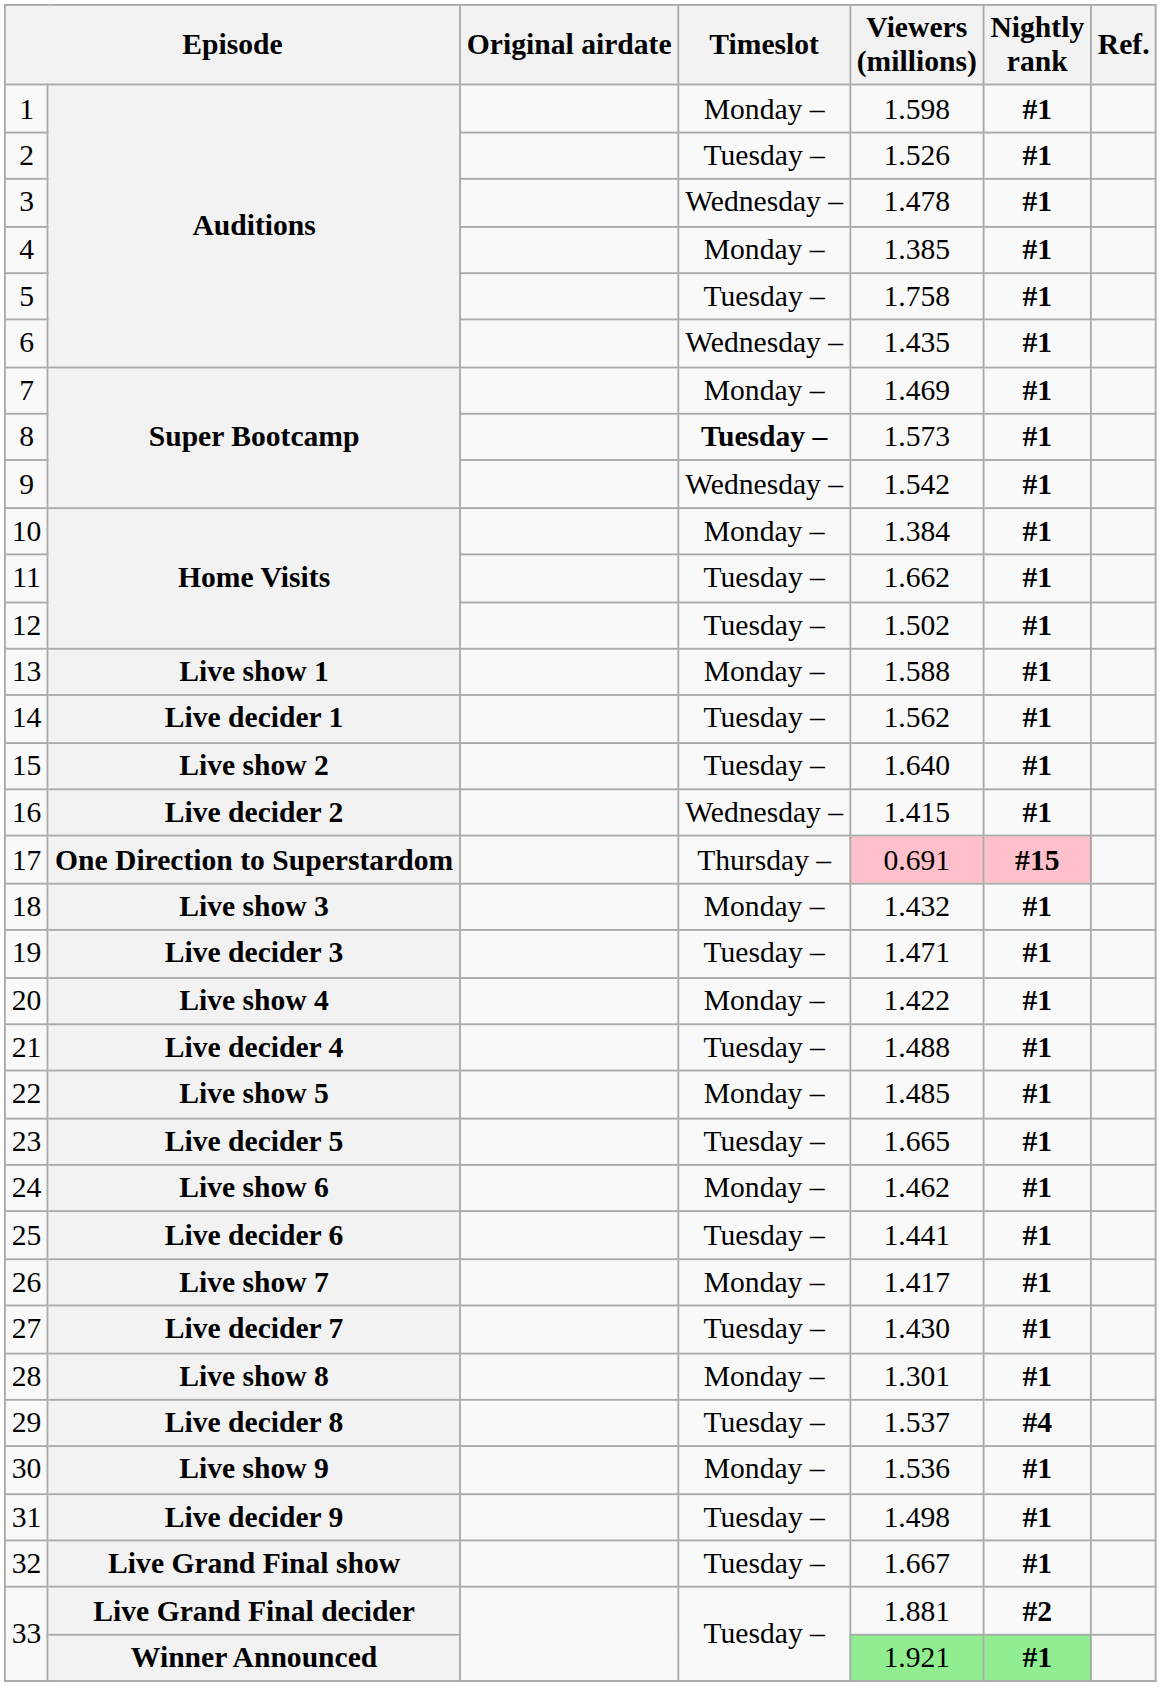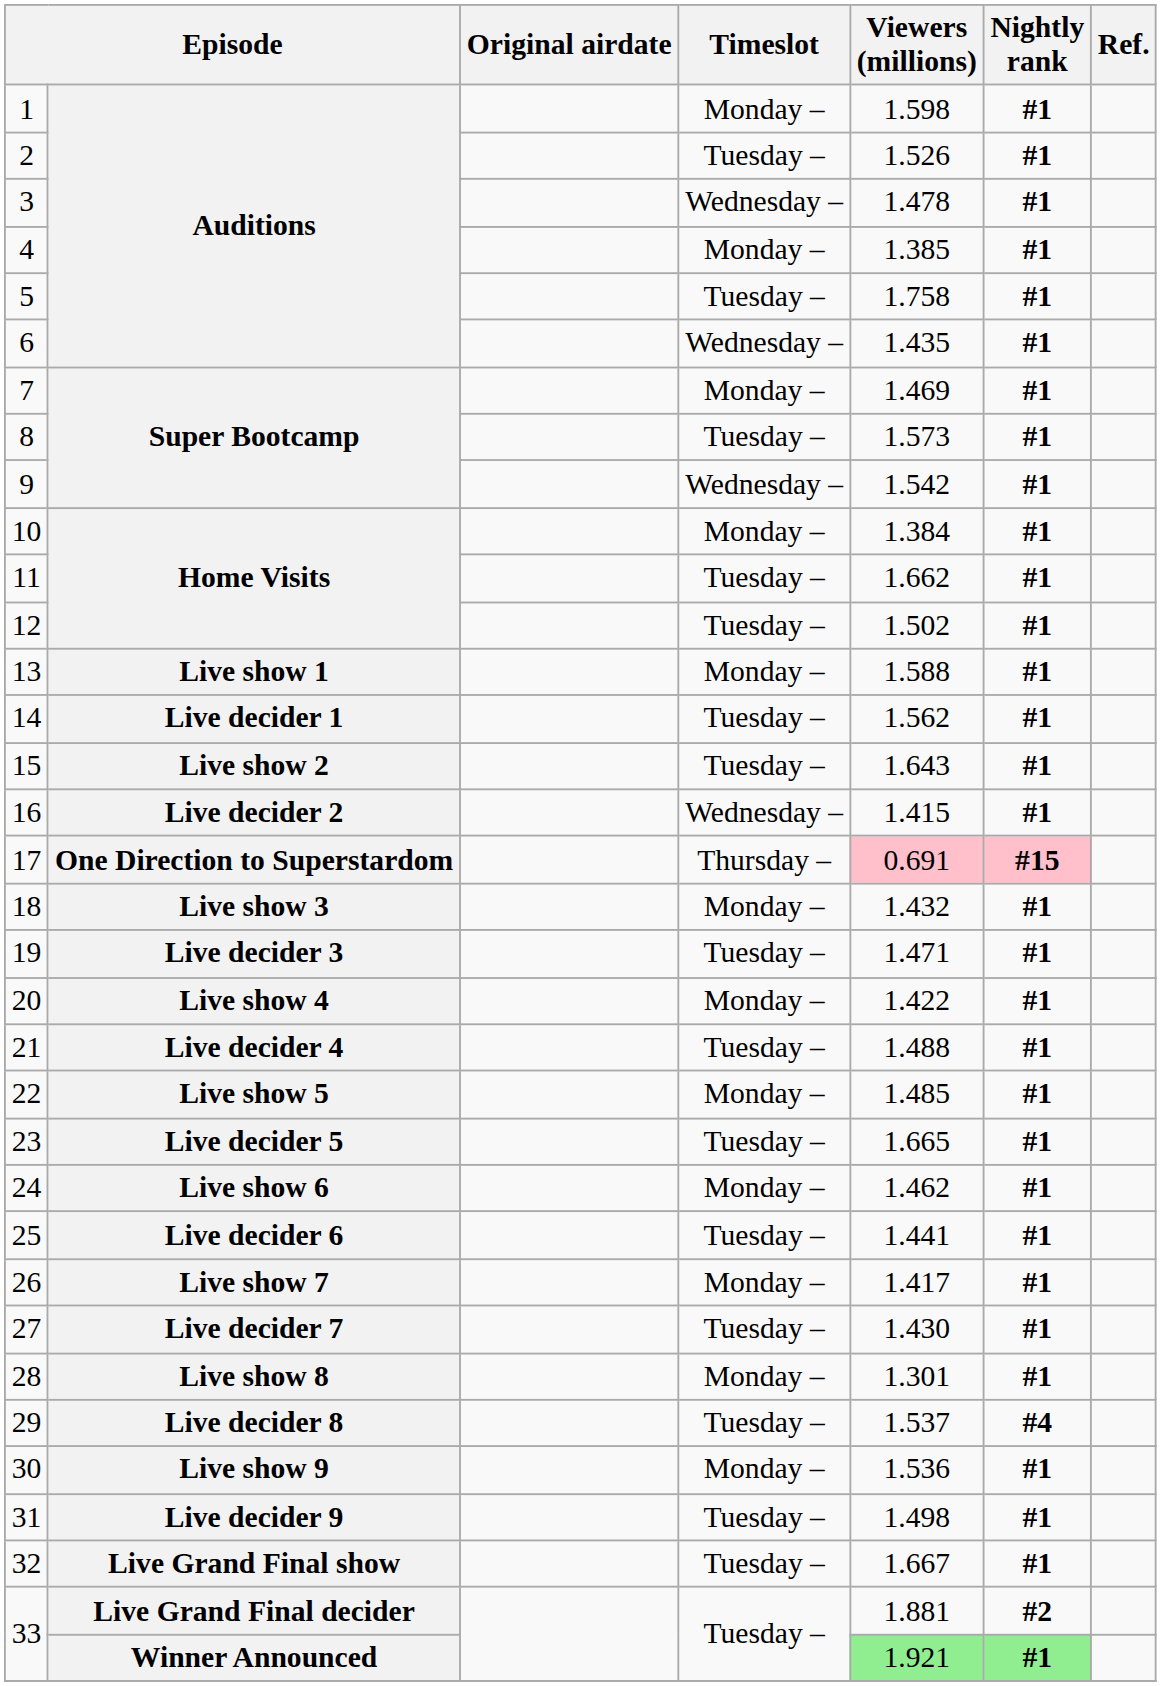(764, 436) bold -> (764, 436) normal
(917, 765) 1.640 -> (917, 765) 1.643
